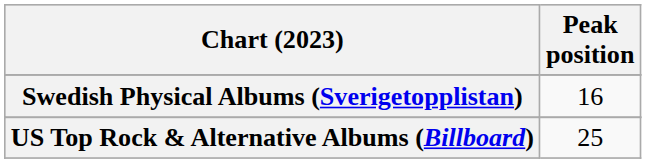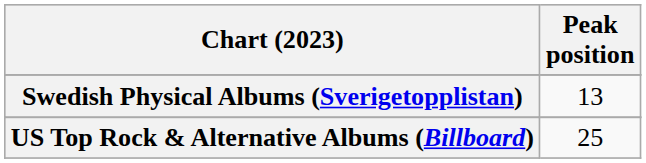(590, 95) 16 -> (590, 95) 13
